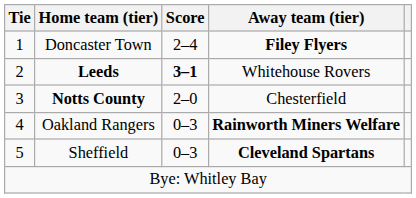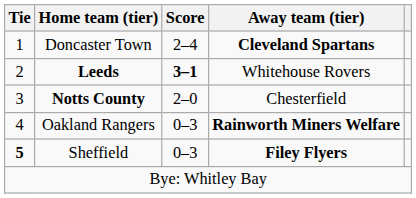(306, 44) Filey Flyers -> (306, 44) Cleveland Spartans
(20, 152) normal -> (20, 152) bold
(306, 152) Cleveland Spartans -> (306, 152) Filey Flyers
